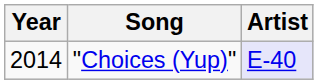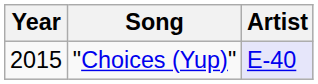(36, 60) 2014 -> (36, 60) 2015
